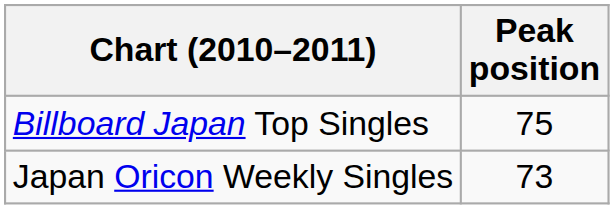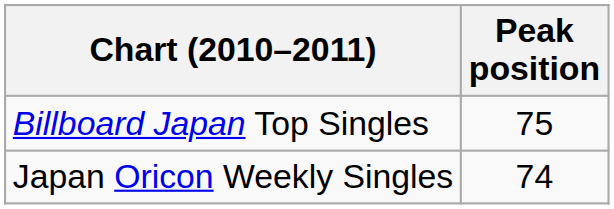(534, 176) 73 -> (534, 176) 74
